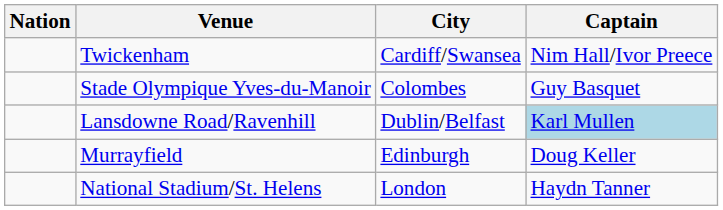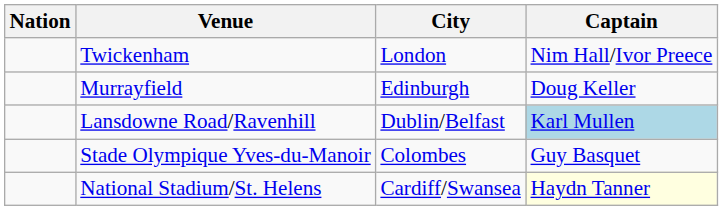(451, 54) Cardiff/Swansea -> (413, 54) London
rows swapped: (225, 88) <-> (131, 155)
(413, 188) London -> (451, 188) Cardiff/Swansea
(590, 188) no background -> (590, 188) lightyellow background
